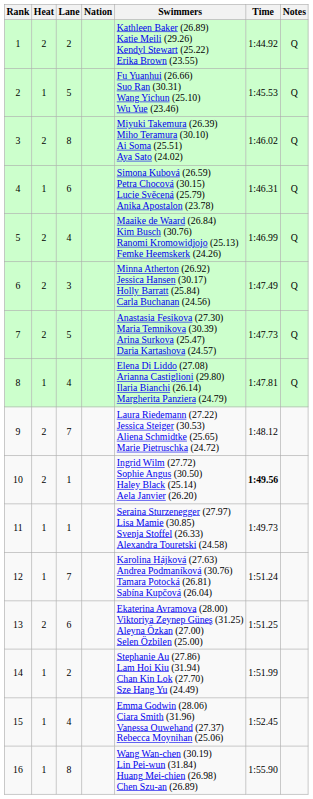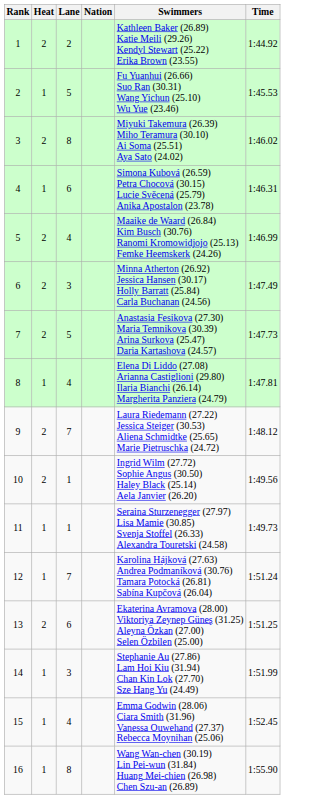- column: (294, 12)
(263, 479) bold -> (263, 479) normal
(69, 673) 2 -> (69, 673) 3
